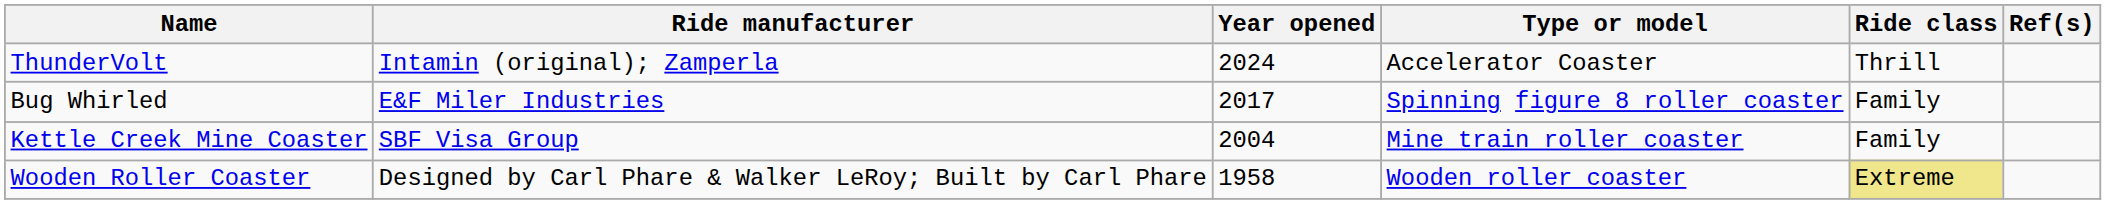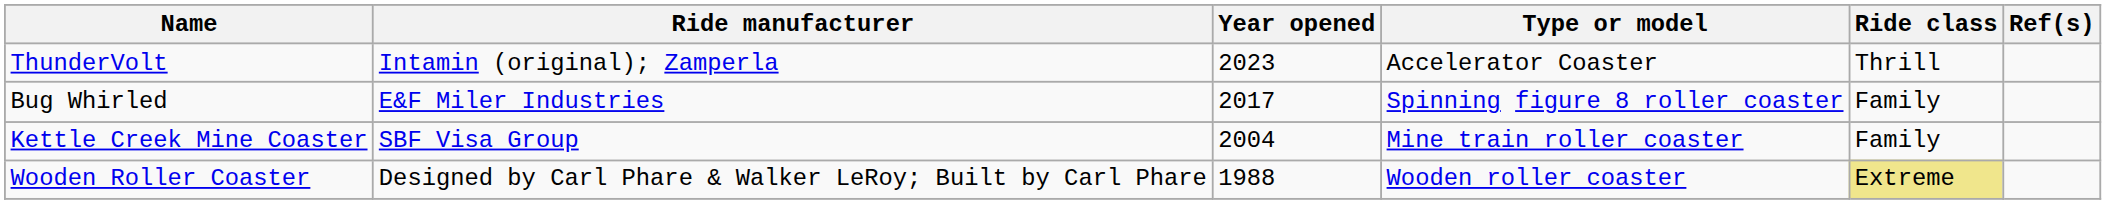(1247, 63) 2024 -> (1247, 63) 2023
(1247, 179) 1958 -> (1247, 179) 1988
